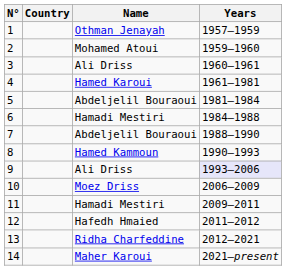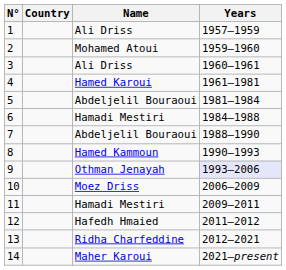(120, 30) Othman Jenayah -> (104, 30) Ali Driss
(104, 169) Ali Driss -> (120, 169) Othman Jenayah
